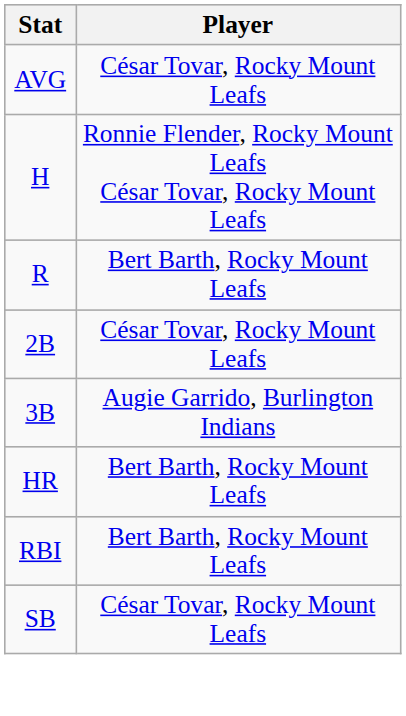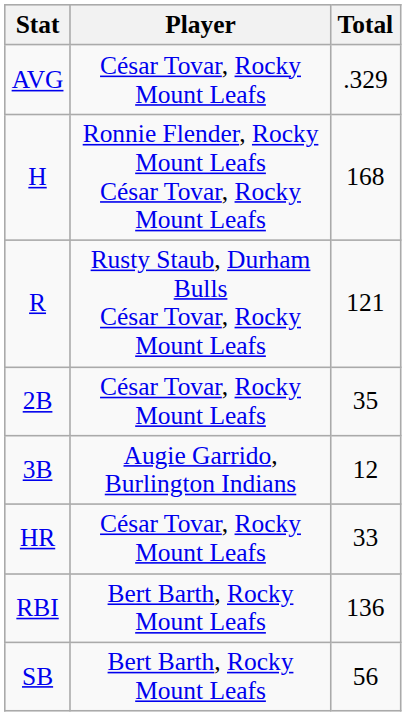+ column: (365, 24)
(238, 274) Bert Barth, Rocky Mount Leafs -> (201, 303) Rusty Staub, Durham Bulls César Tovar, Rocky Mount Leafs
(238, 481) Bert Barth, Rocky Mount Leafs -> (201, 538) César Tovar, Rocky Mount Leafs
(238, 619) César Tovar, Rocky Mount Leafs -> (201, 676) Bert Barth, Rocky Mount Leafs
